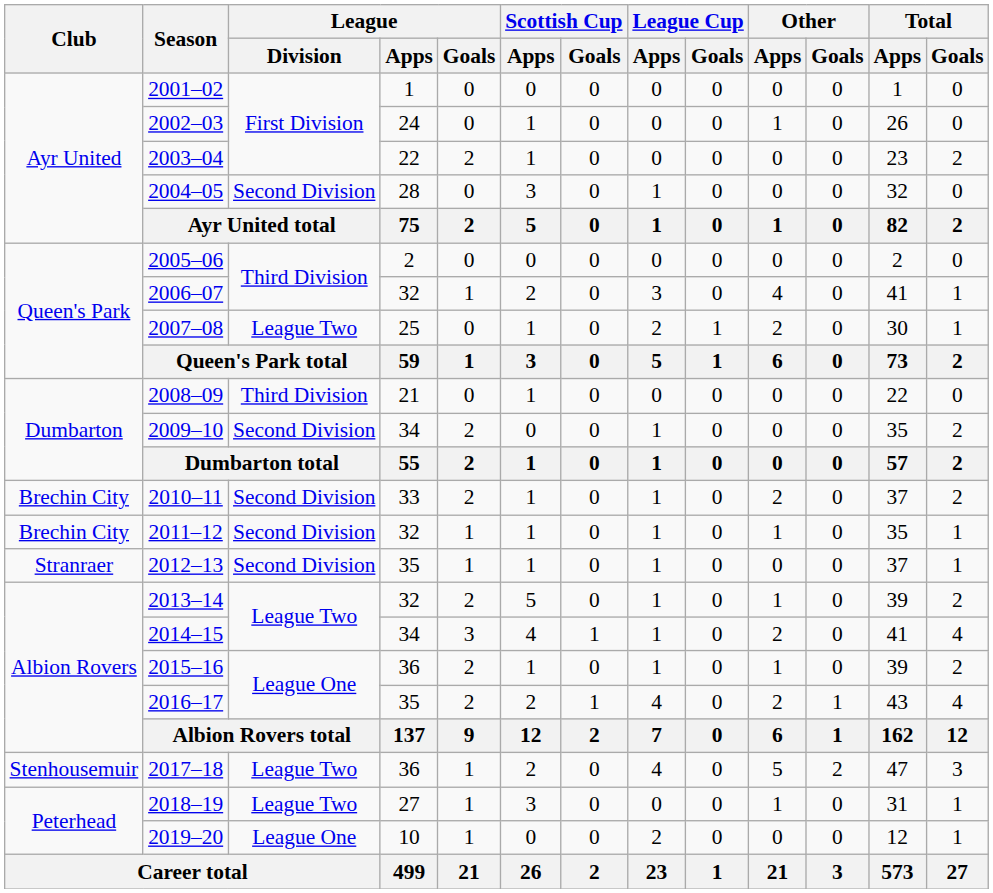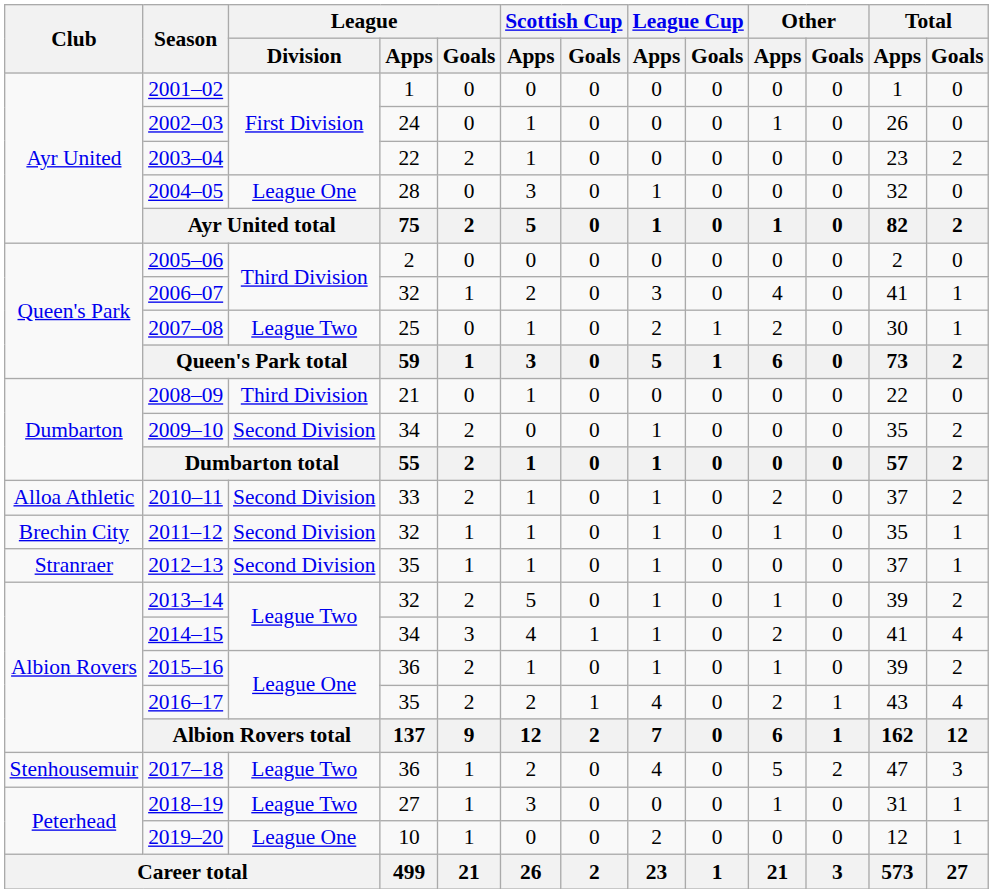(304, 191) Second Division -> (304, 191) League One
(74, 497) Brechin City -> (74, 497) Alloa Athletic
